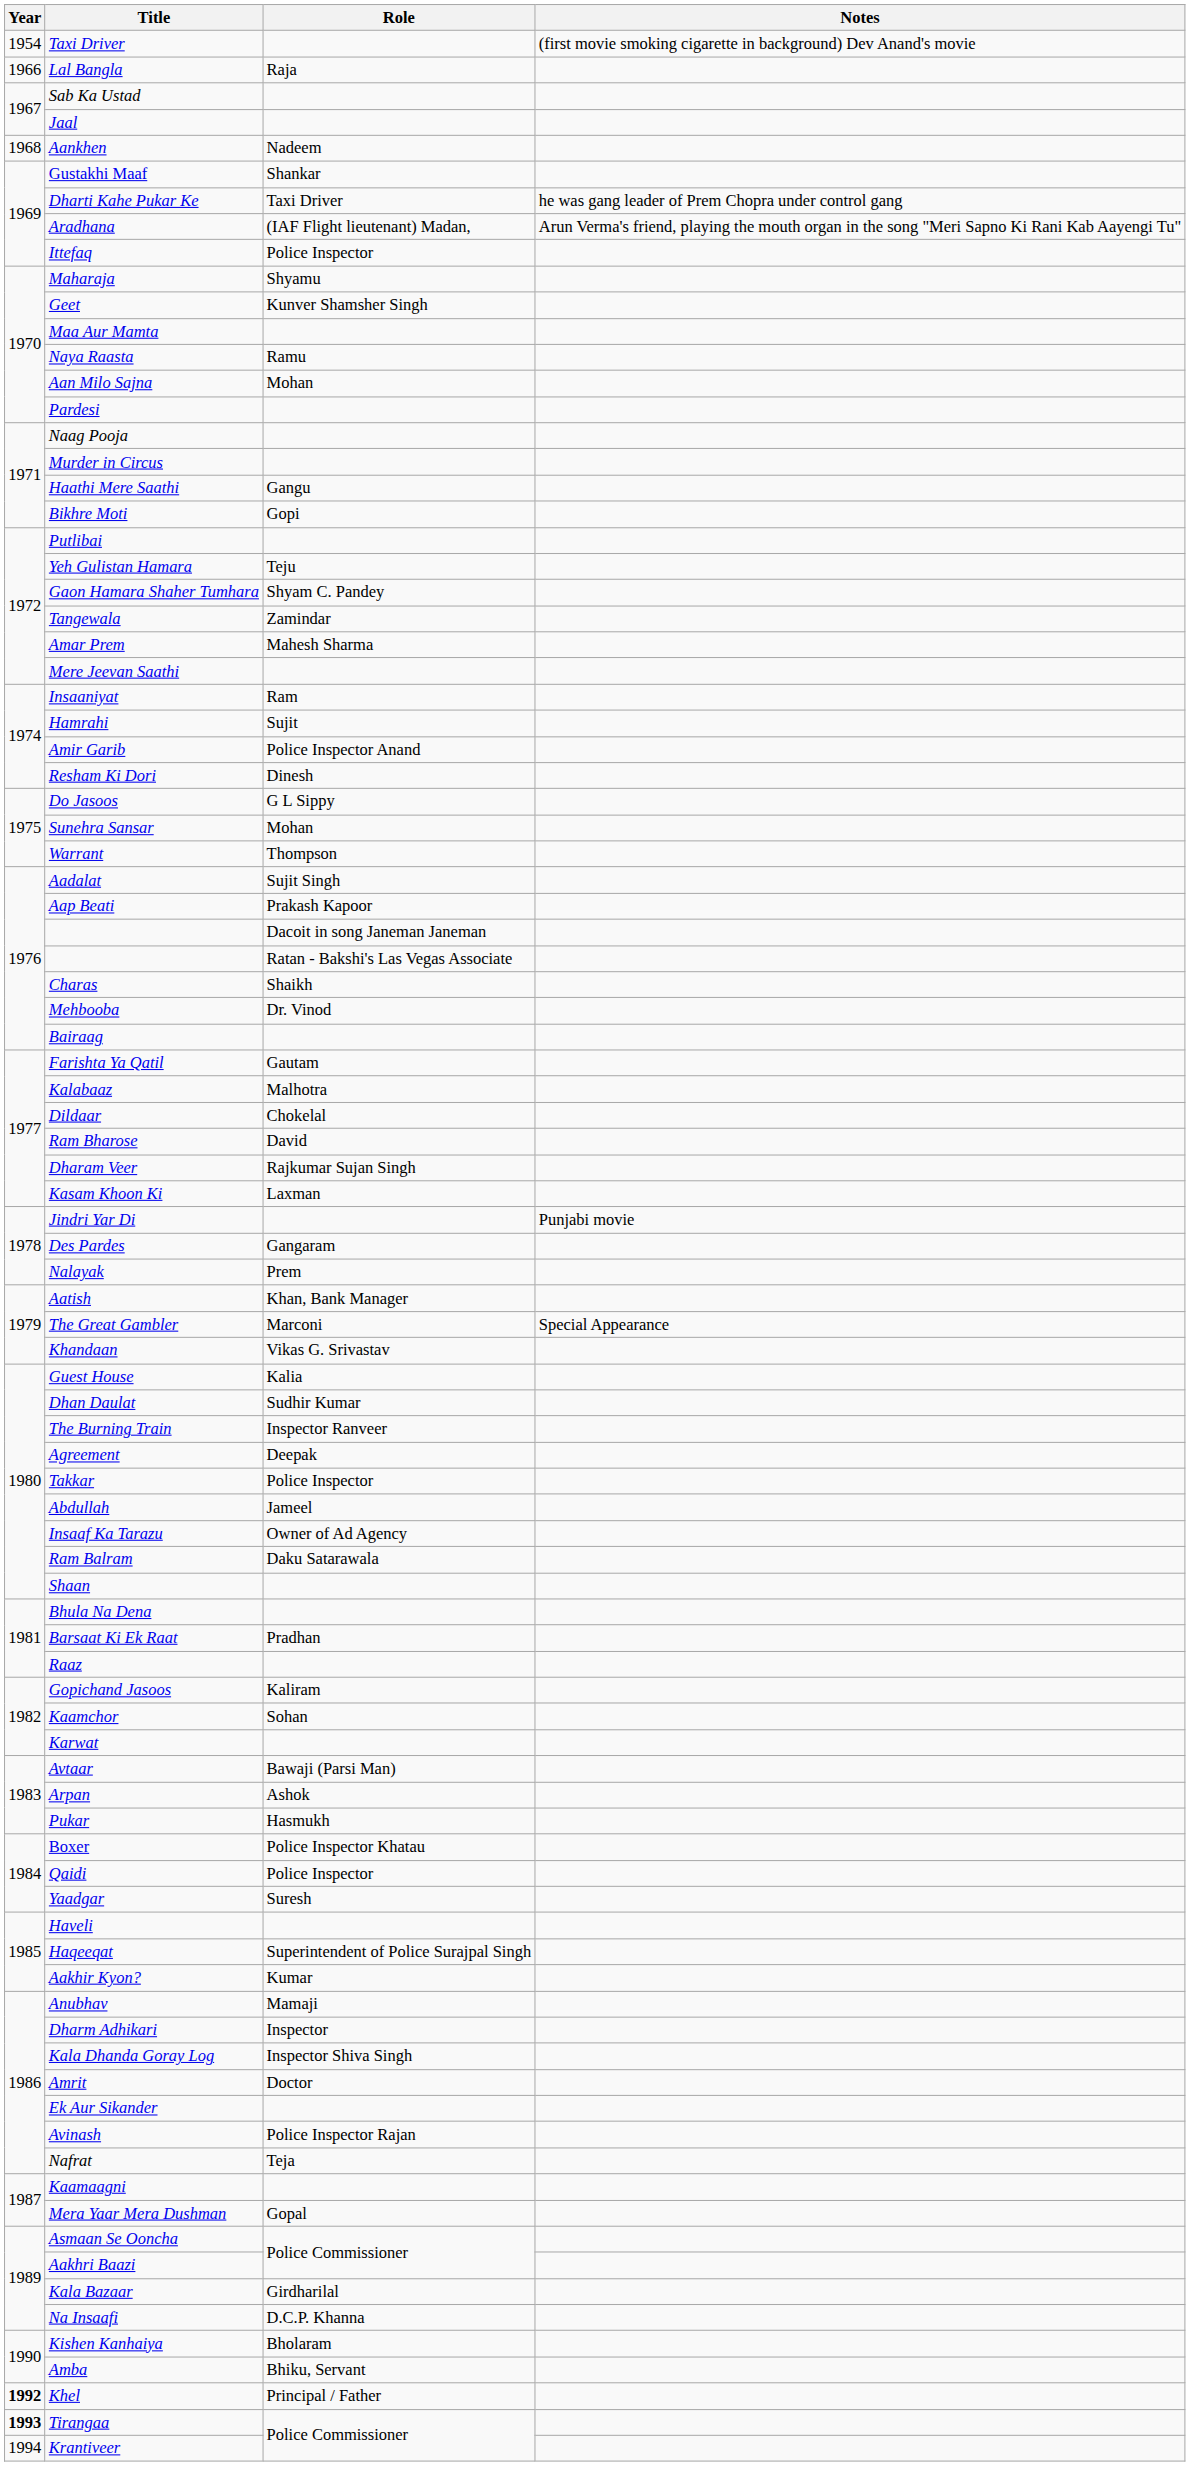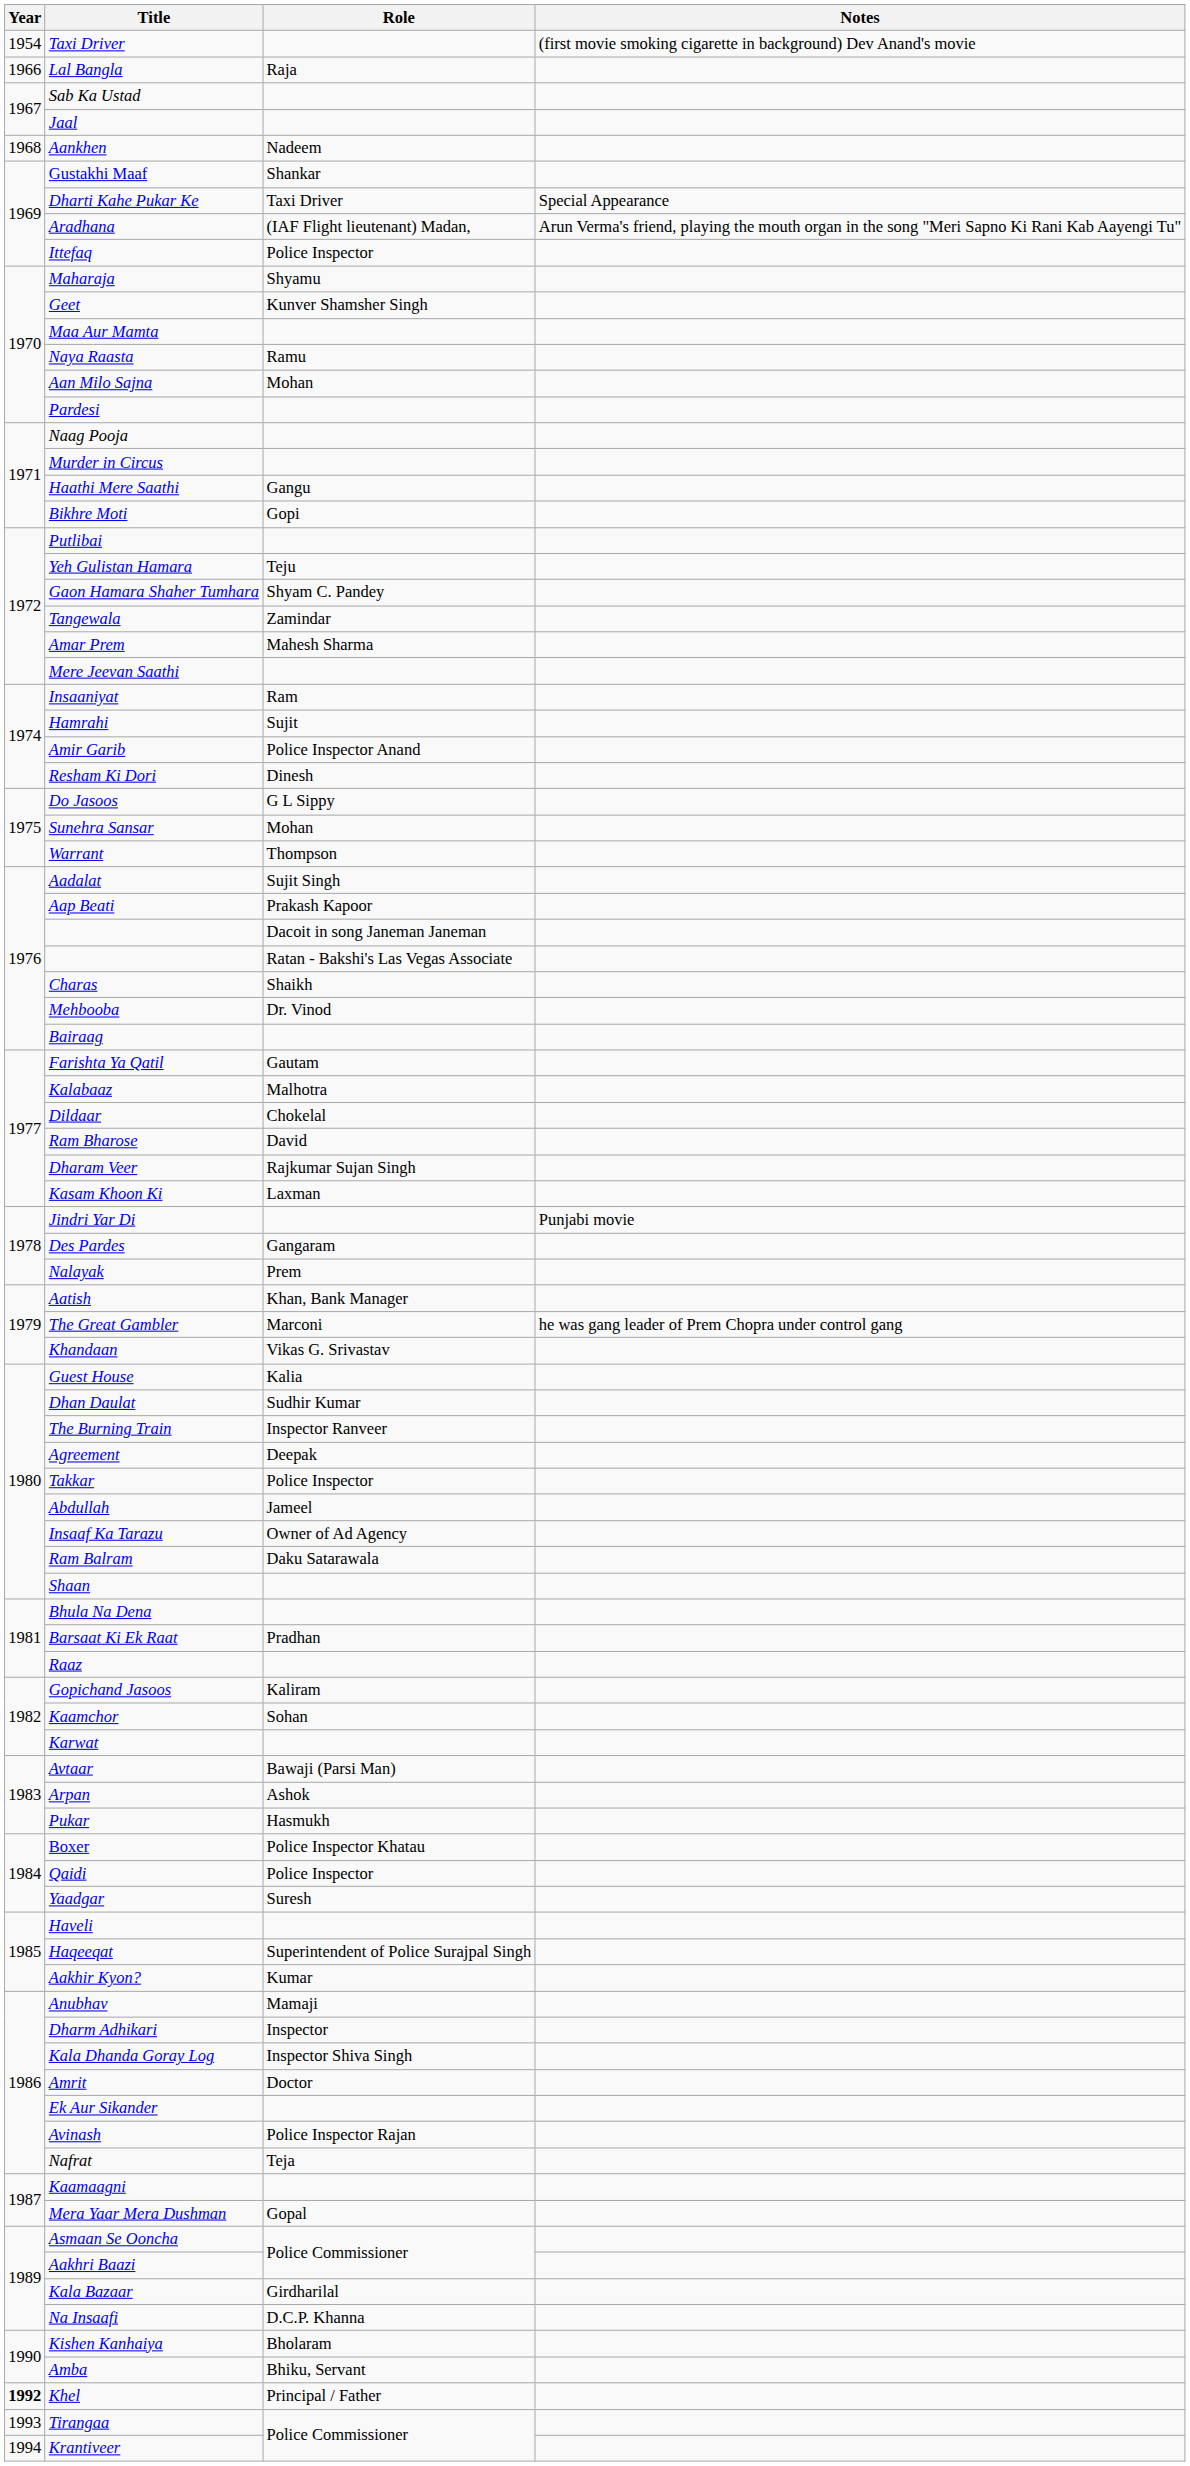(721, 200) he was gang leader of Prem Chopra under control gang -> (604, 200) Special Appearance
(604, 1324) Special Appearance -> (721, 1324) he was gang leader of Prem Chopra under control gang
(25, 2422) bold -> (25, 2422) normal
